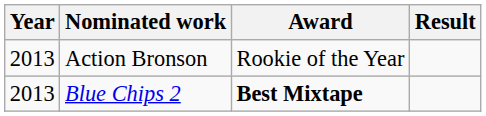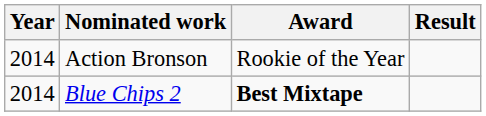(32, 57) 2013 -> (32, 57) 2014
(32, 93) 2013 -> (32, 93) 2014
